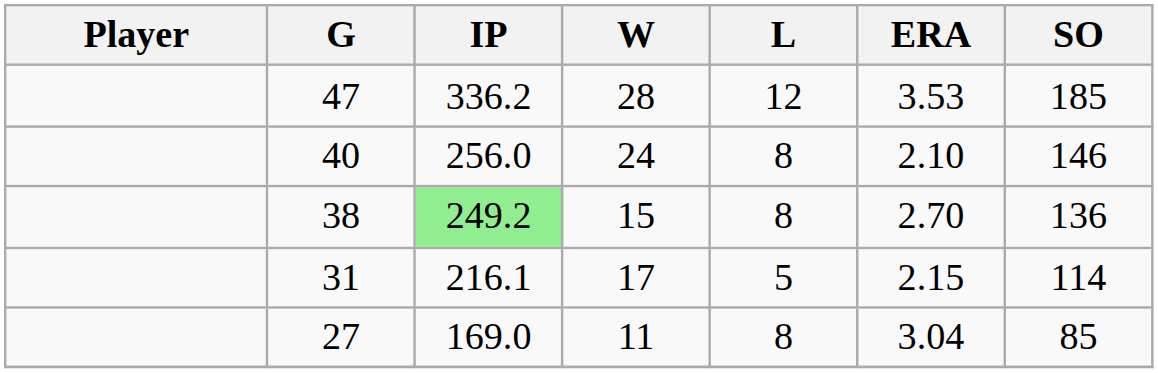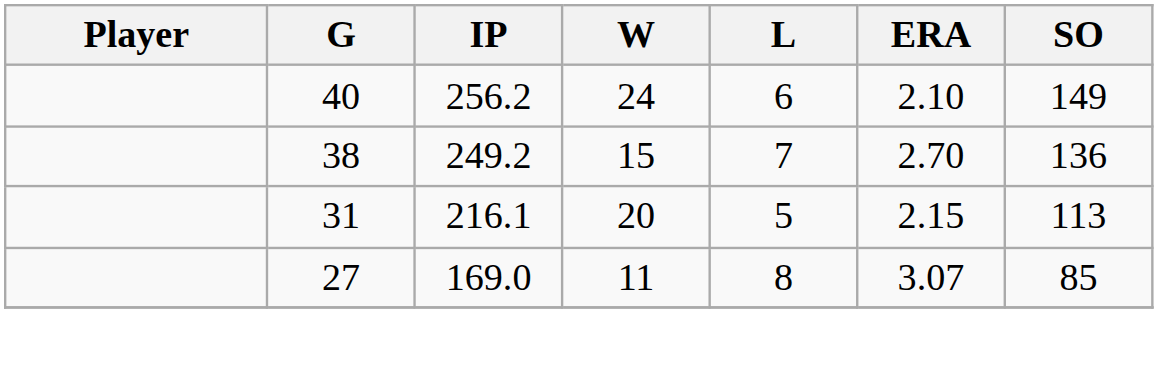- row: (341, 95)
(489, 155) 256.0 -> (489, 95) 256.2
(783, 155) 8 -> (783, 95) 6
(1078, 155) 146 -> (1078, 95) 149
(489, 215) lightgreen background -> (489, 155) no background
(783, 215) 8 -> (783, 155) 7
(636, 276) 17 -> (636, 215) 20
(1078, 276) 114 -> (1078, 215) 113
(931, 336) 3.04 -> (931, 276) 3.07
